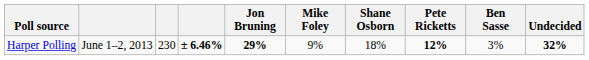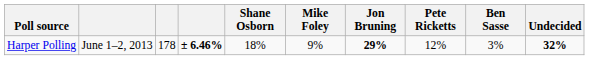columns swapped: (255, 20) <-> (375, 20)
(167, 45) 230 -> (167, 45) 178
(435, 45) bold -> (435, 45) normal
